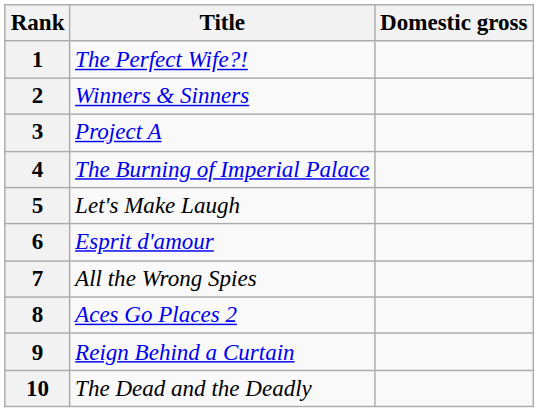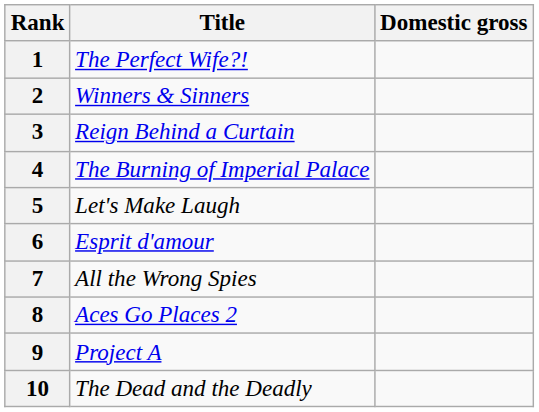(118, 132) Project A -> (185, 132) Reign Behind a Curtain
(185, 351) Reign Behind a Curtain -> (118, 351) Project A
